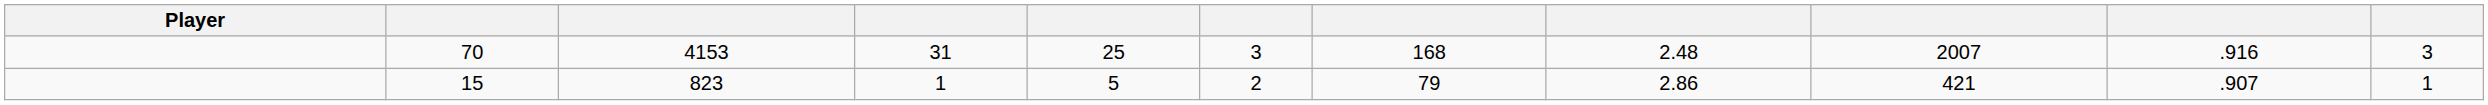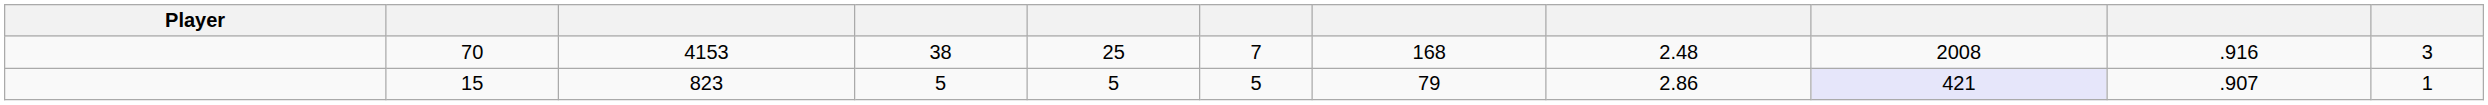(941, 52) 31 -> (941, 52) 38
(1256, 52) 3 -> (1256, 52) 7
(1959, 52) 2007 -> (1959, 52) 2008
(941, 83) 1 -> (941, 83) 5
(1256, 83) 2 -> (1256, 83) 5
(1959, 83) no background -> (1959, 83) lavender background
